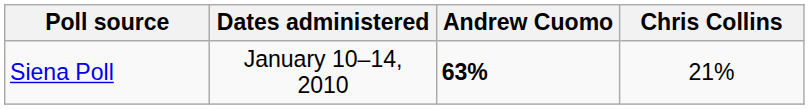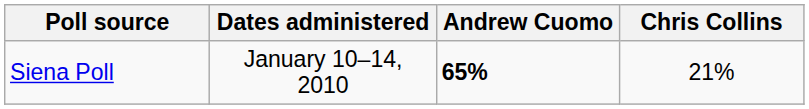(465, 72) 63% -> (465, 72) 65%
